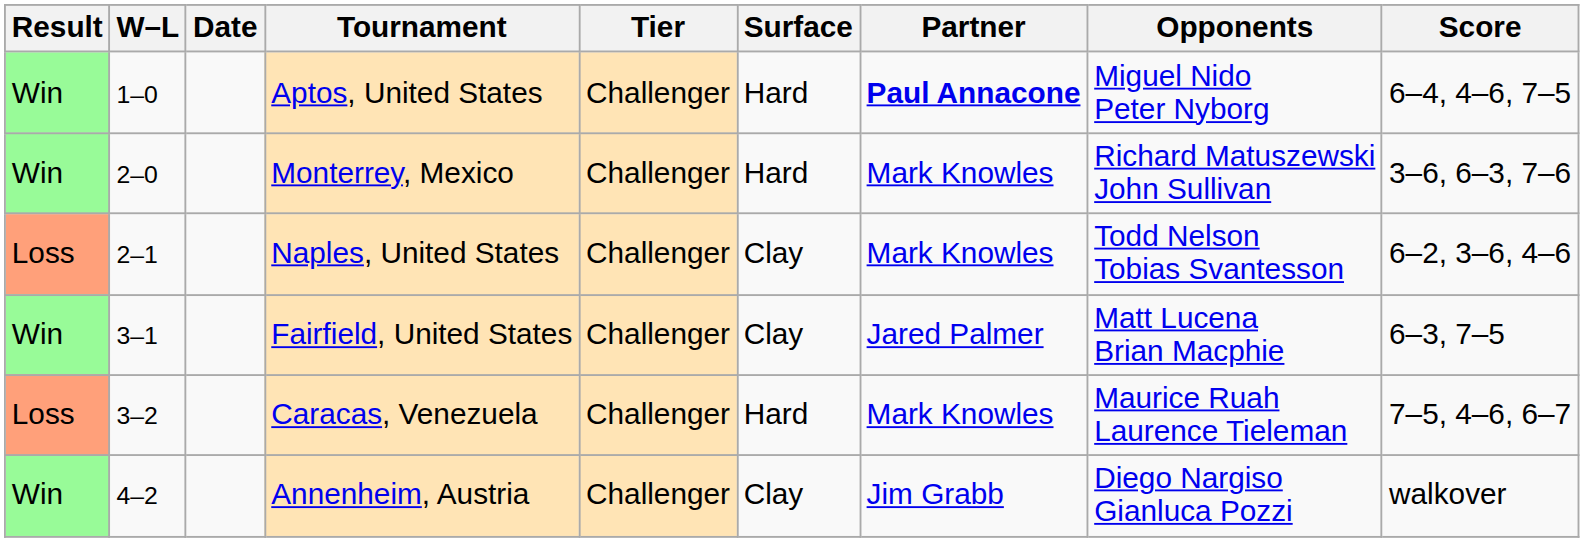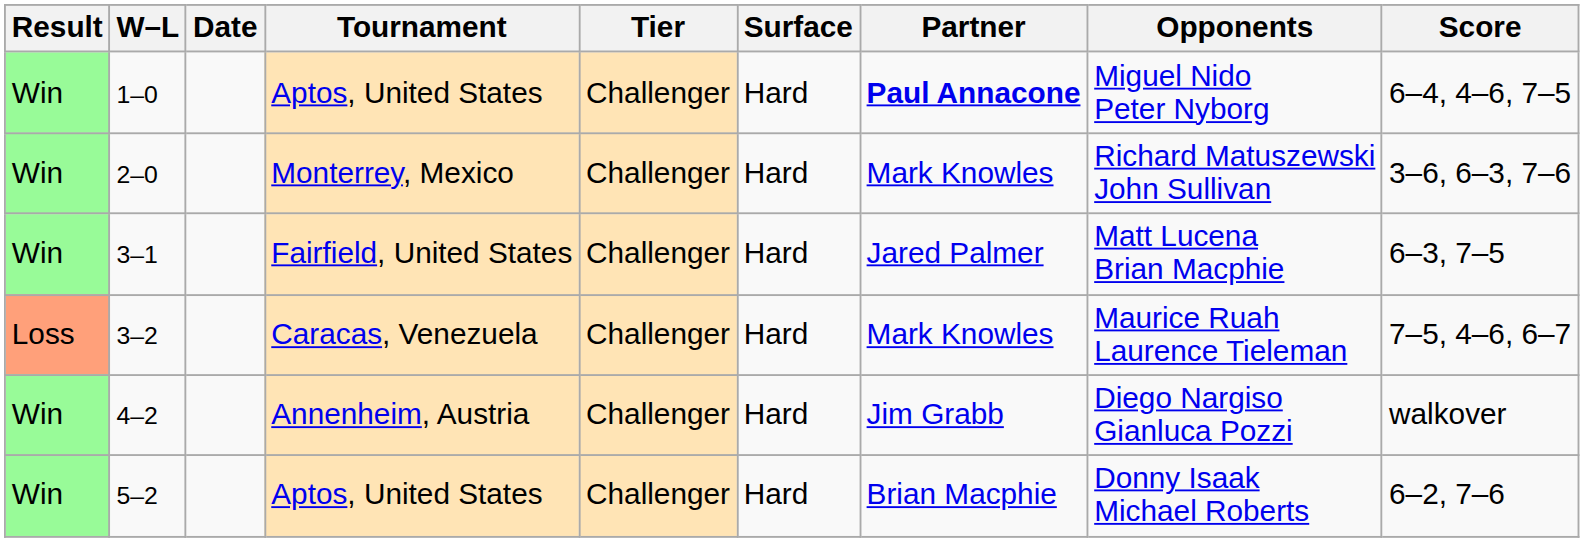- row: (137, 255)
(773, 334) Clay -> (776, 253) Hard
(773, 495) Clay -> (776, 414) Hard
+ row: (137, 497)
